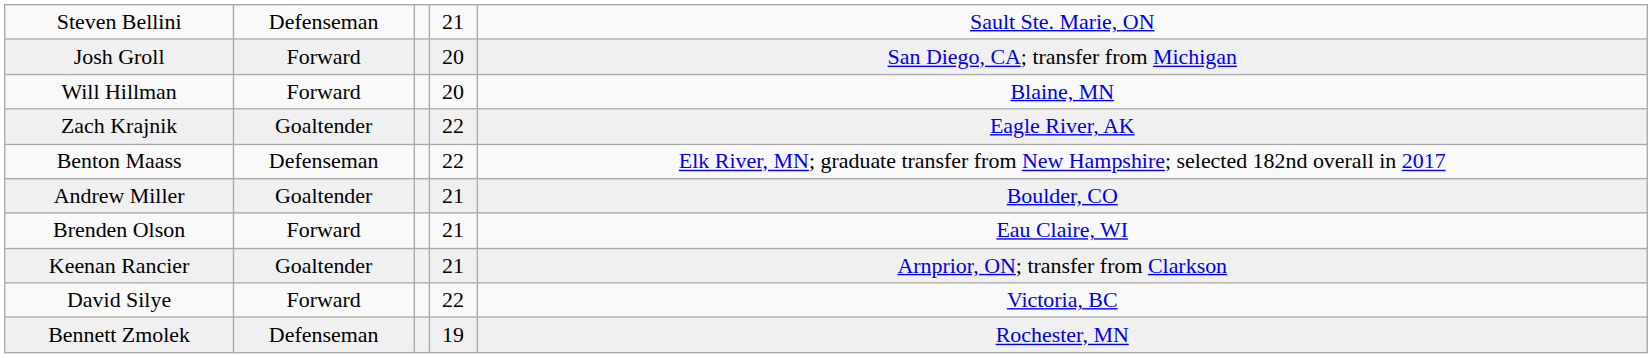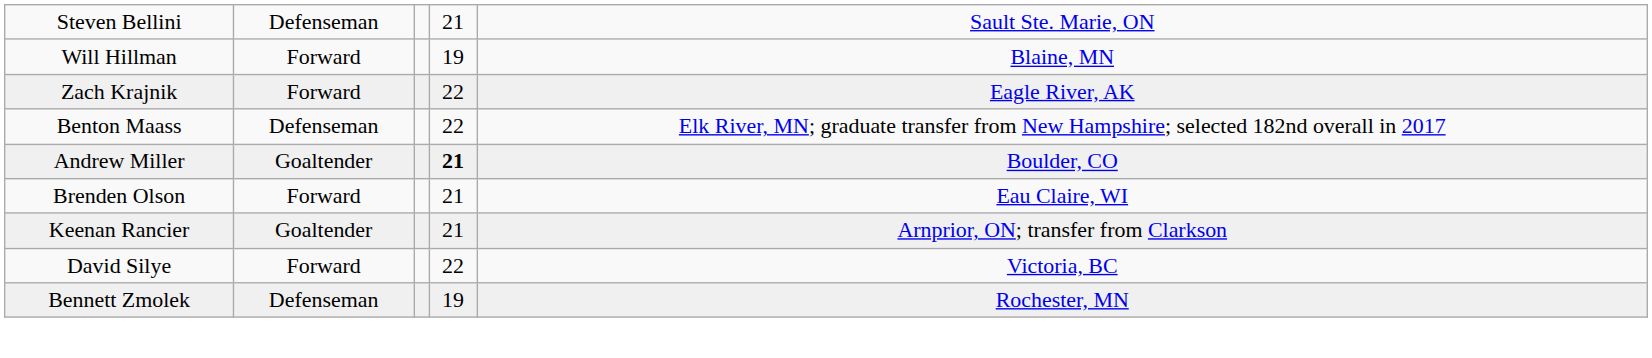- row: (119, 56)
(453, 91) 20 -> (453, 56) 19
(324, 126) Goaltender -> (324, 91) Forward
(453, 195) normal -> (453, 160) bold
